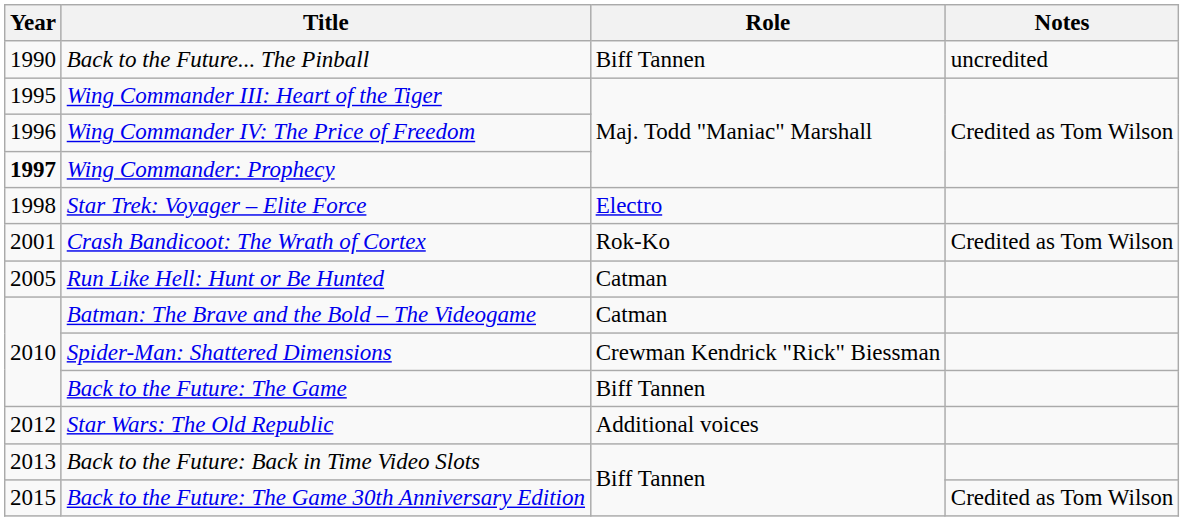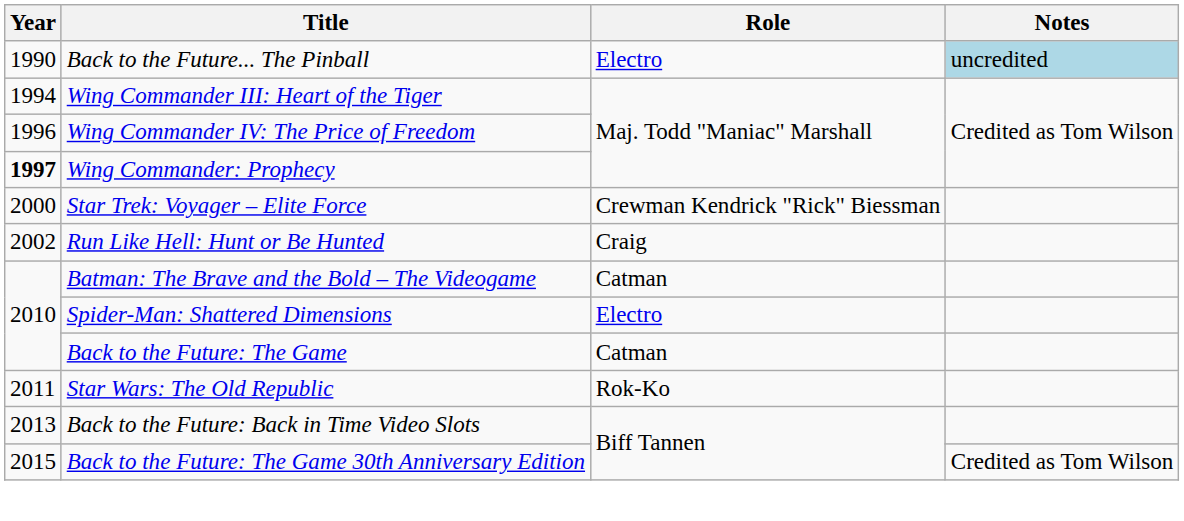(650, 59) Biff Tannen -> (629, 59) Electro
(999, 59) no background -> (999, 59) lightblue background
(33, 95) 1995 -> (33, 95) 1994
(33, 205) 1998 -> (33, 205) 2000
(629, 205) Electro -> (768, 205) Crewman Kendrick "Rick" Biessman
- row: (246, 242)
(33, 278) 2005 -> (33, 242) 2002
(631, 278) Catman -> (621, 242) Craig
(768, 351) Crewman Kendrick "Rick" Biessman -> (629, 315) Electro
(650, 388) Biff Tannen -> (631, 351) Catman
(33, 424) 2012 -> (33, 388) 2011
(677, 424) Additional voices -> (633, 388) Rok-Ko
